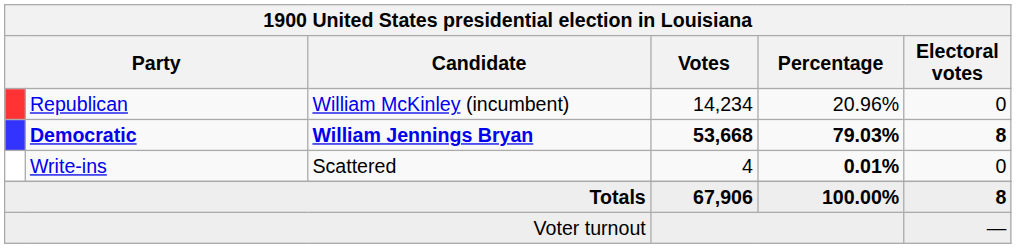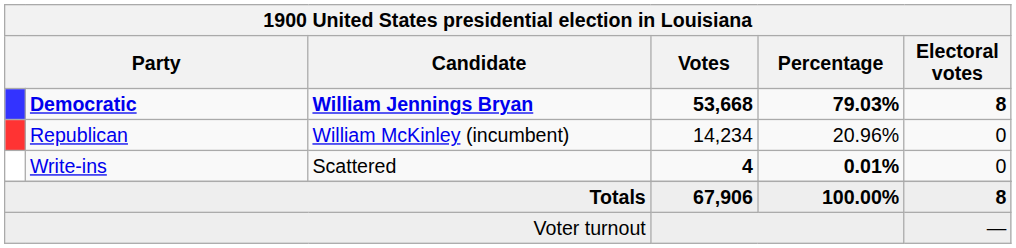rows swapped: (83, 135) <-> (79, 104)
(747, 166) normal -> (747, 166) bold
